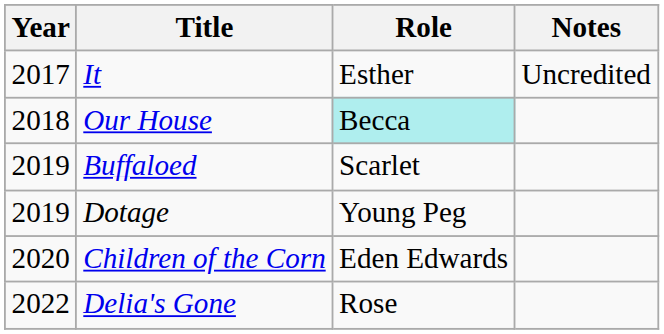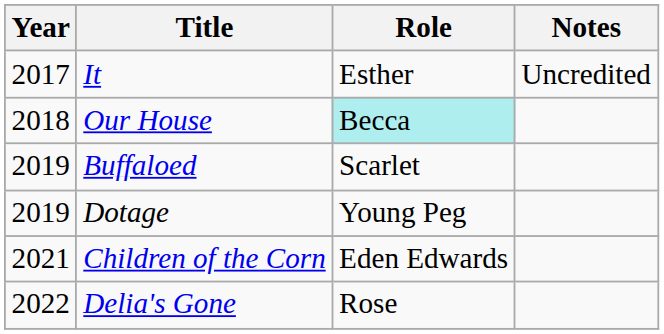(41, 258) 2020 -> (41, 258) 2021
